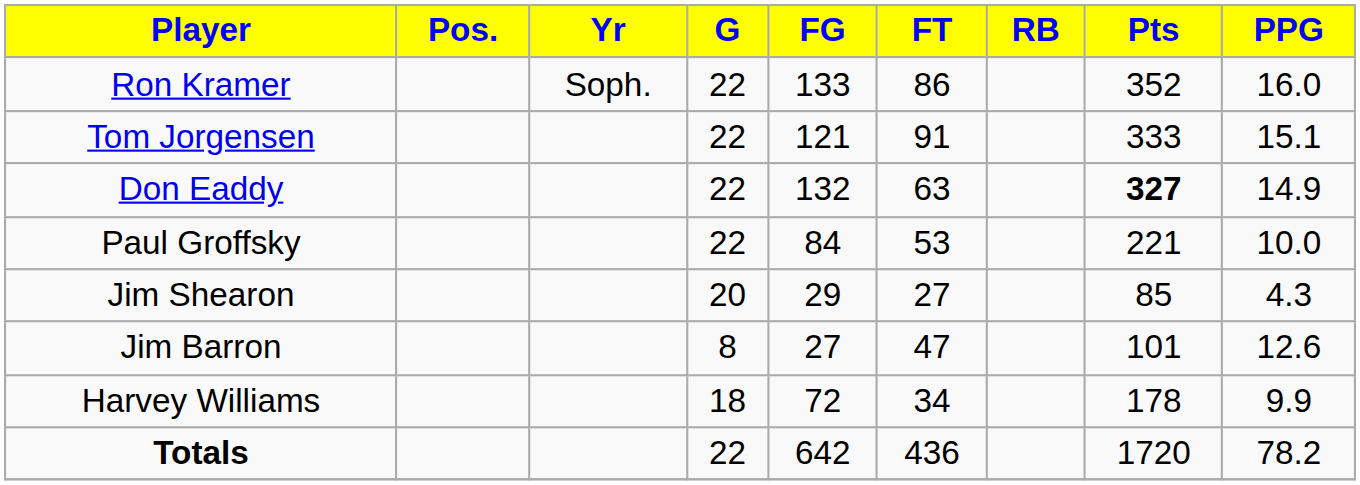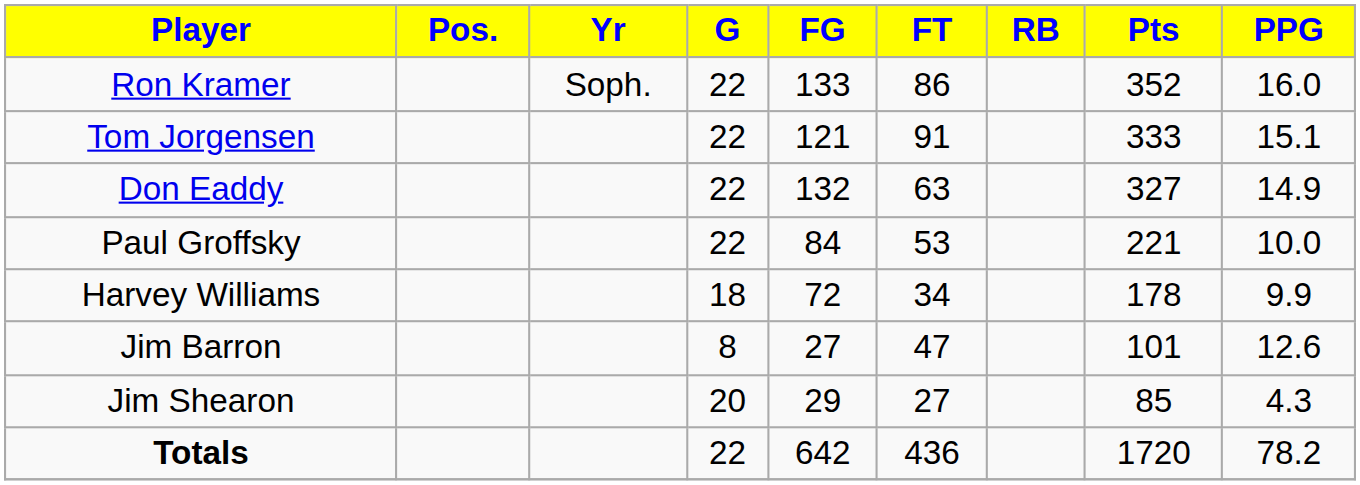(1154, 189) bold -> (1154, 189) normal
rows swapped: (201, 400) <-> (201, 294)
